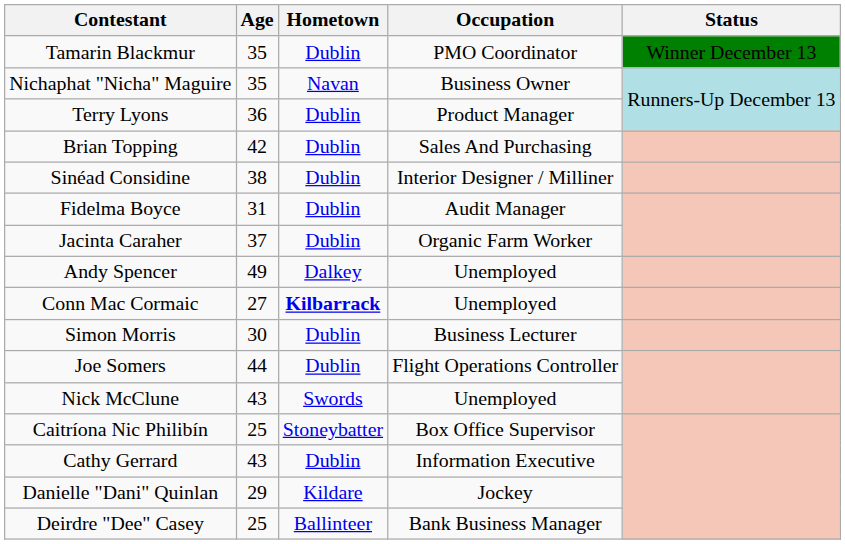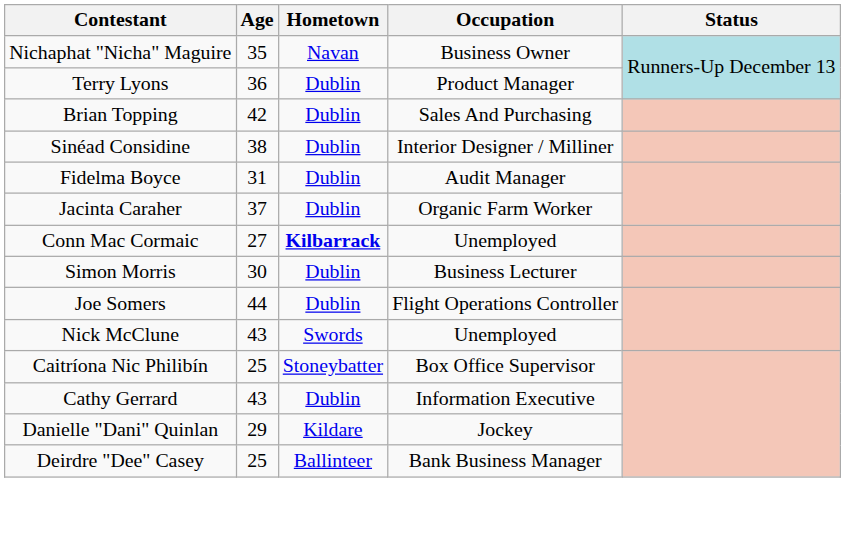- row: (120, 51)
- row: (120, 271)
